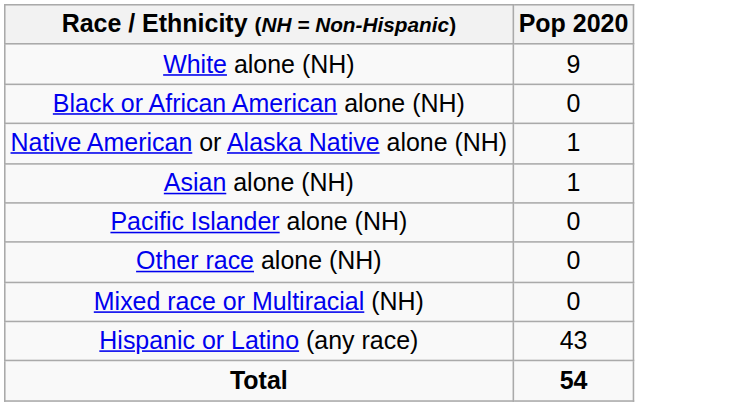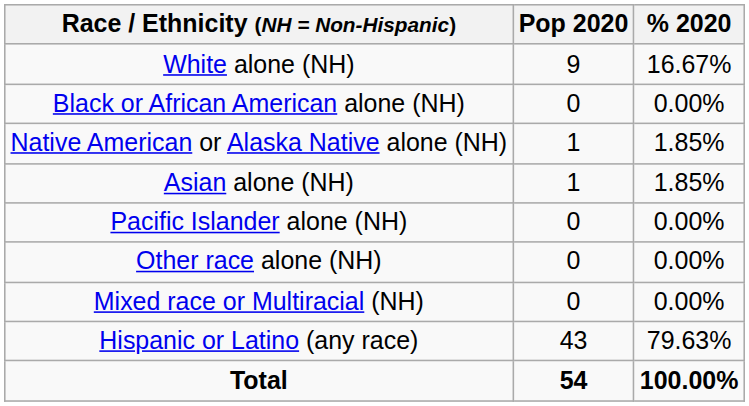+ column: (689, 24)
